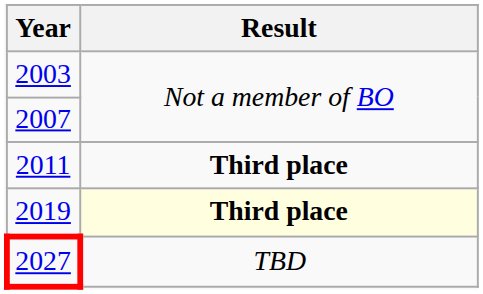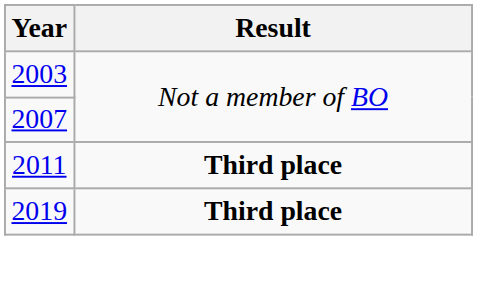(279, 212) lightyellow background -> (273, 211) no background
- row: (43, 260)
